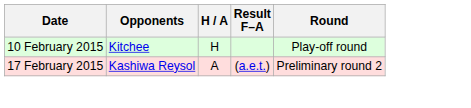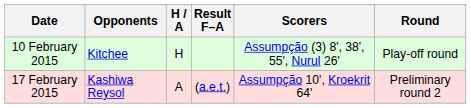+ column: (304, 20)
